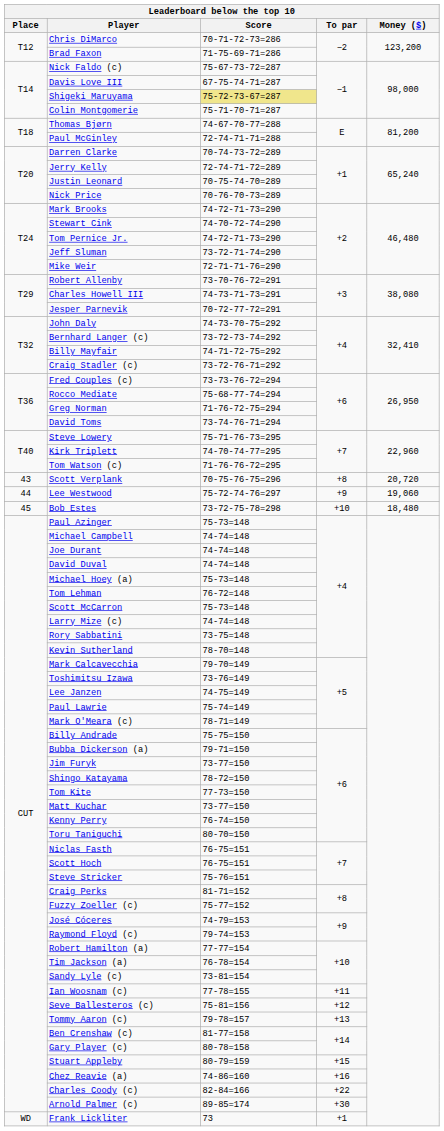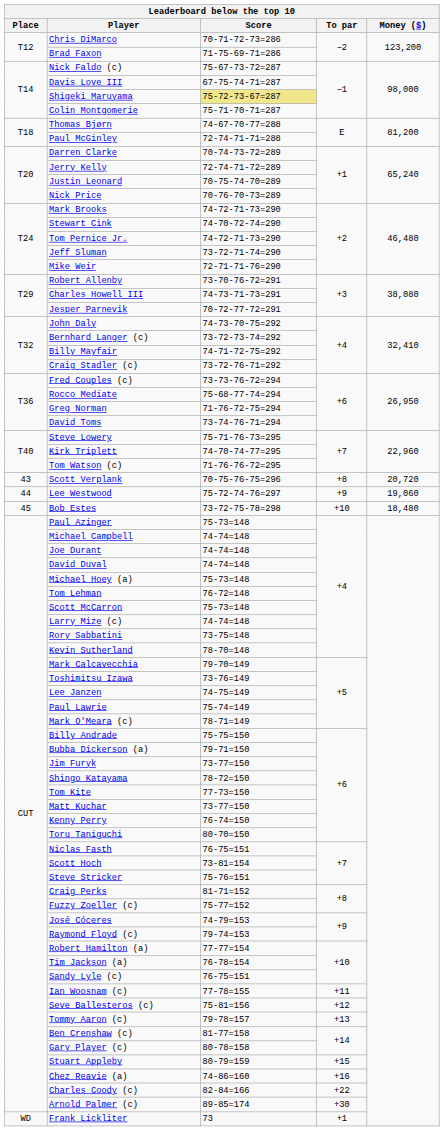(226, 863) 76-75=151 -> (226, 863) 73-81=154
(226, 977) 73-81=154 -> (226, 977) 76-75=151
